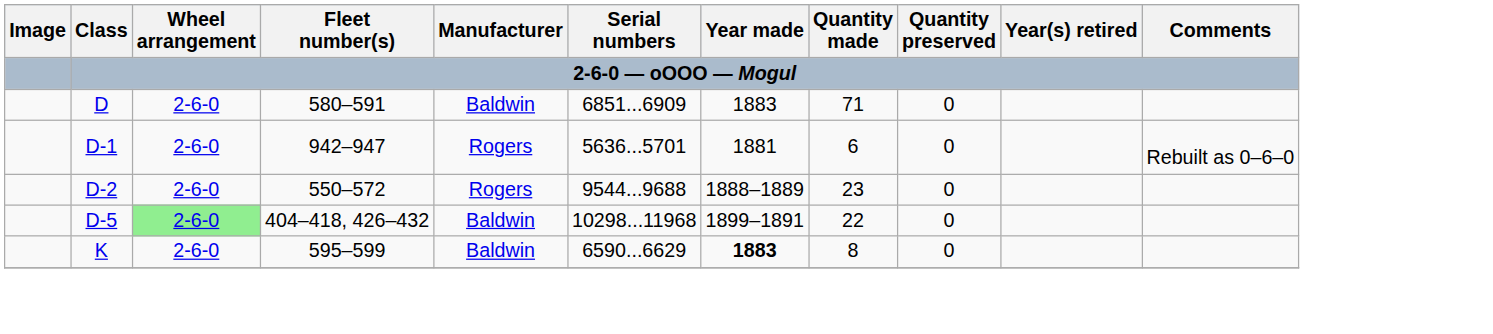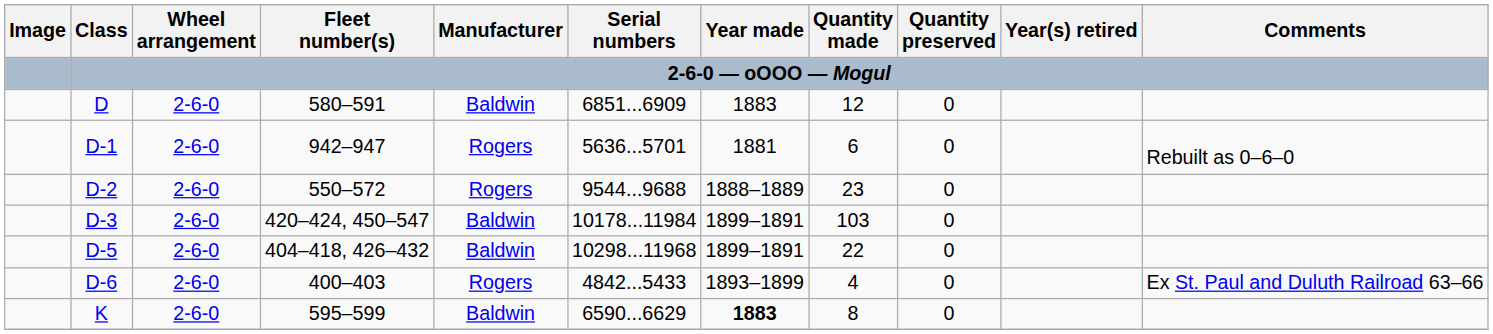(853, 104) 71 -> (853, 104) 12
+ row: (101, 220)
(196, 220) lightgreen background -> (196, 251) no background
+ row: (101, 282)
